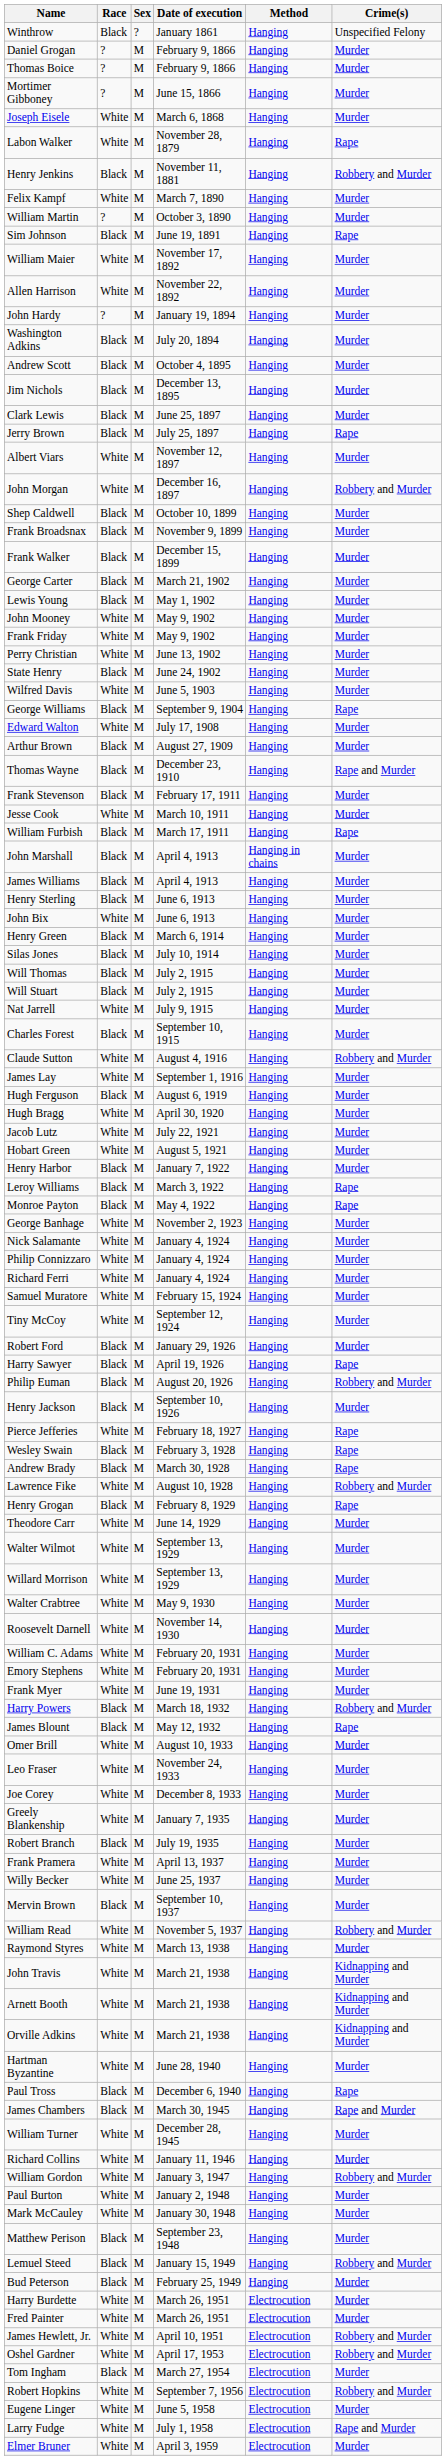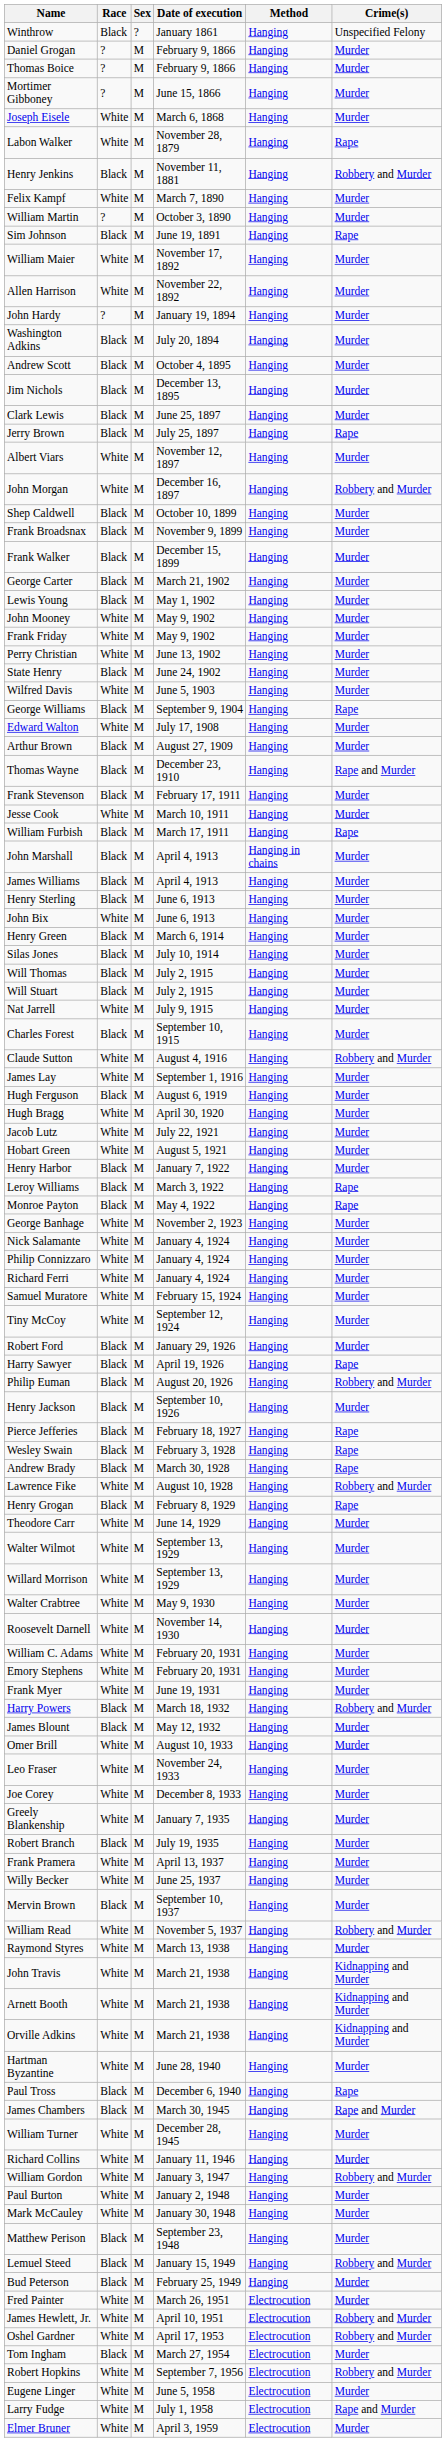(114, 1432) White -> (114, 1432) Black
(346, 1726) Rape -> (352, 1726) Murder
- row: (42, 2300)
